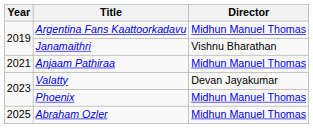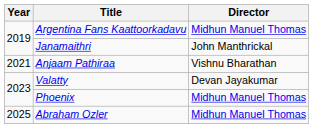(234, 47) Vishnu Bharathan -> (232, 47) John Manthrickal
(249, 64) Midhun Manuel Thomas -> (234, 64) Vishnu Bharathan
